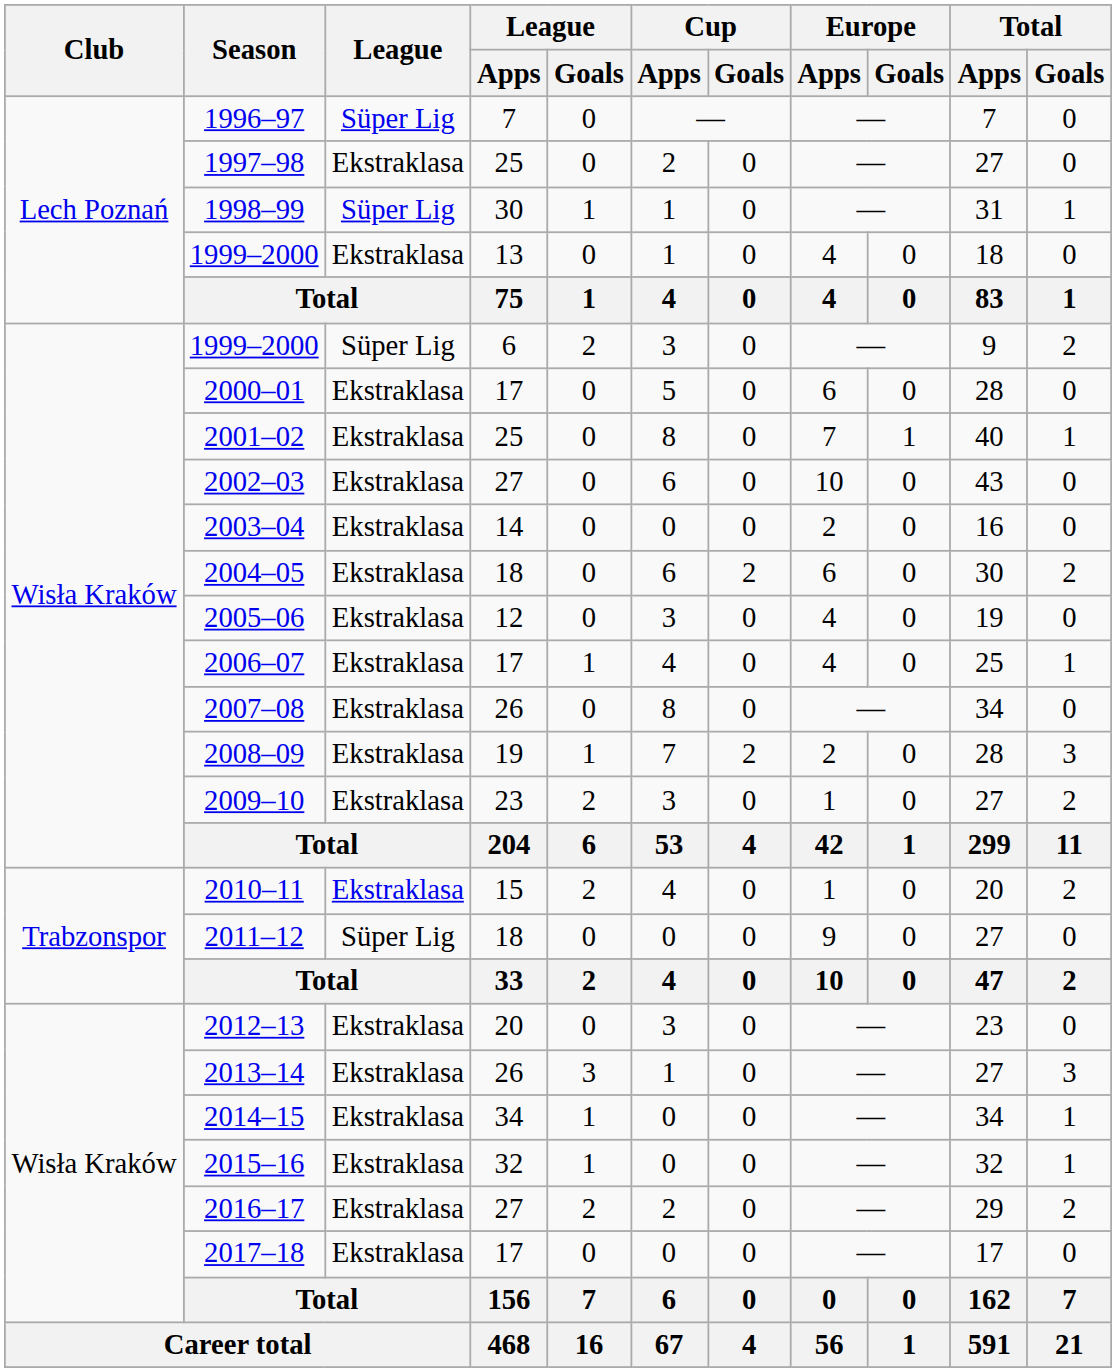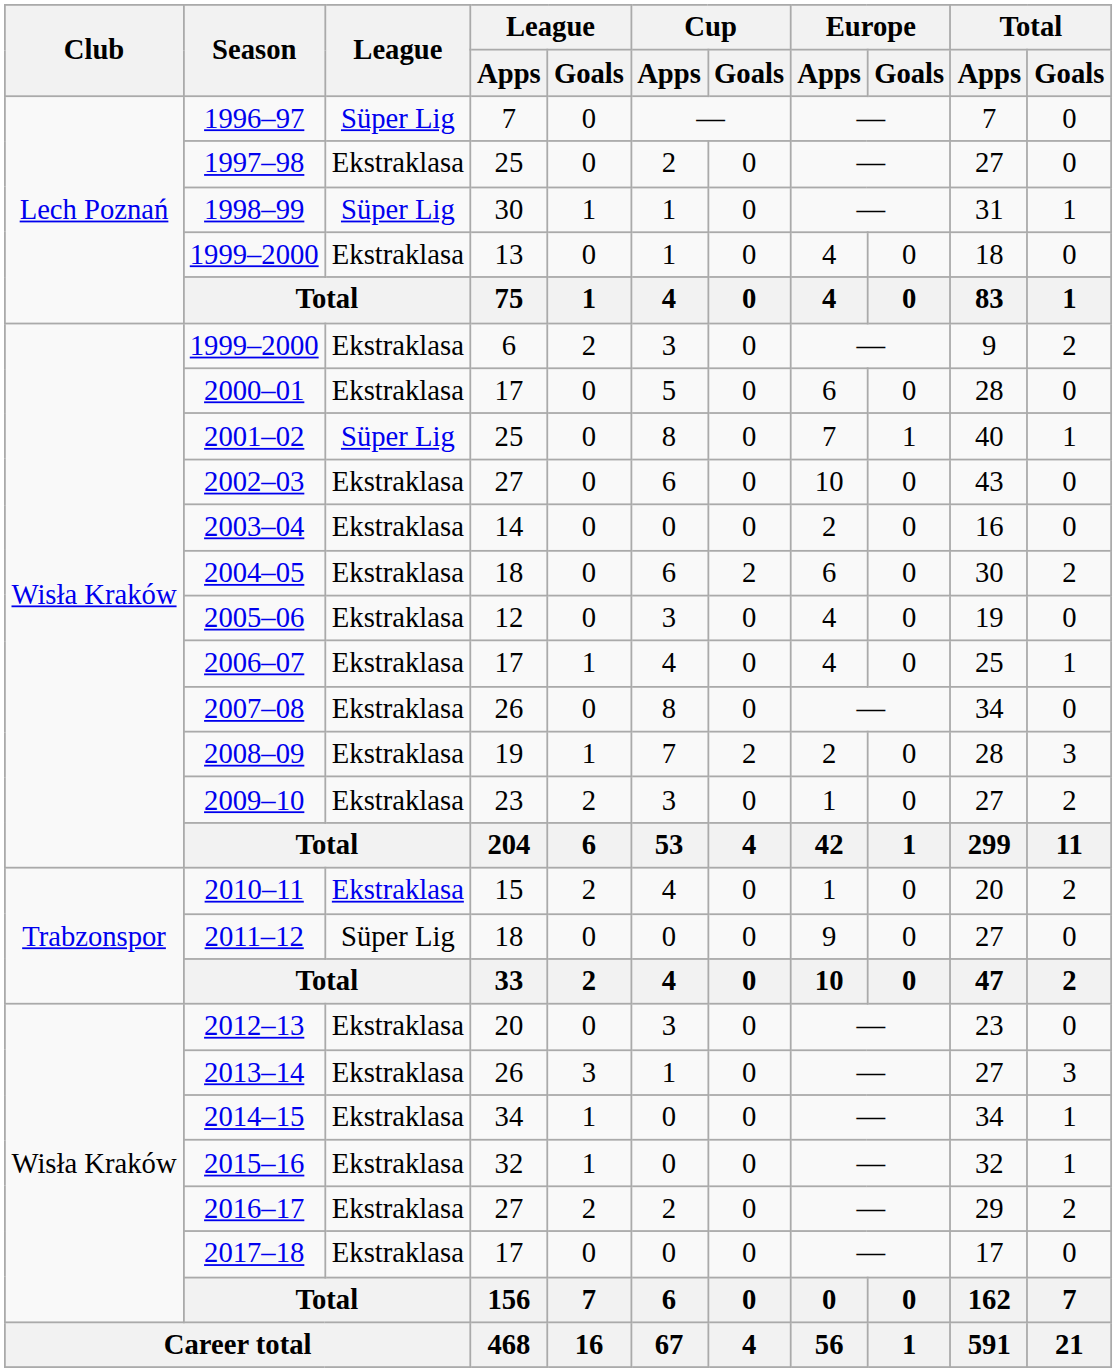(398, 345) Süper Lig -> (398, 345) Ekstraklasa
(398, 436) Ekstraklasa -> (398, 436) Süper Lig
